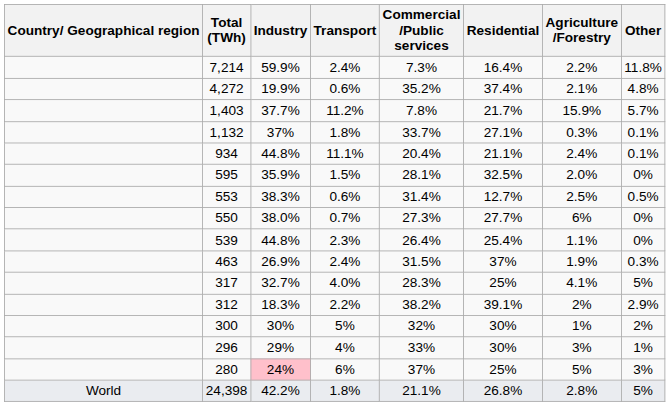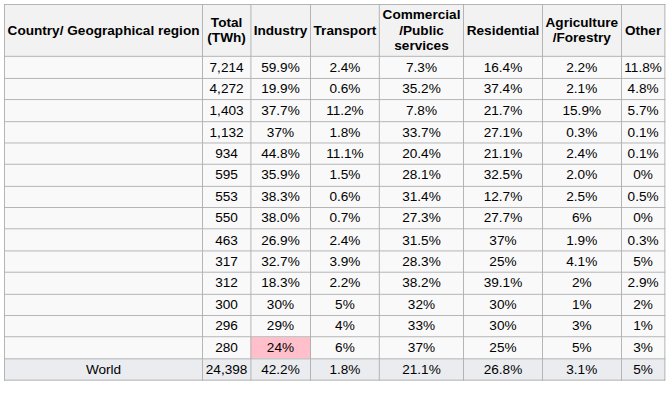- row: (227, 240)
(345, 283) 4.0% -> (345, 261) 3.9%
(582, 390) 2.8% -> (582, 369) 3.1%
